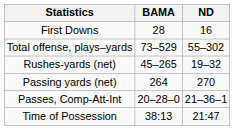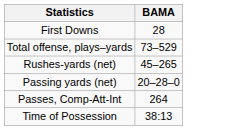- column: (206, 13)
(159, 82) 264 -> (159, 82) 20–28–0
(159, 99) 20–28–0 -> (159, 99) 264
